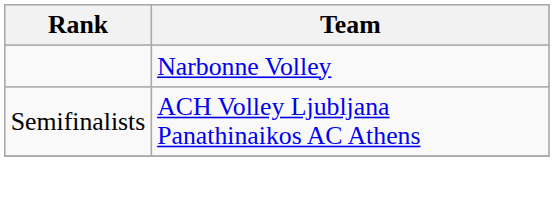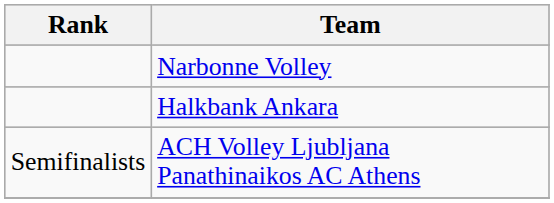+ row: (248, 106)
